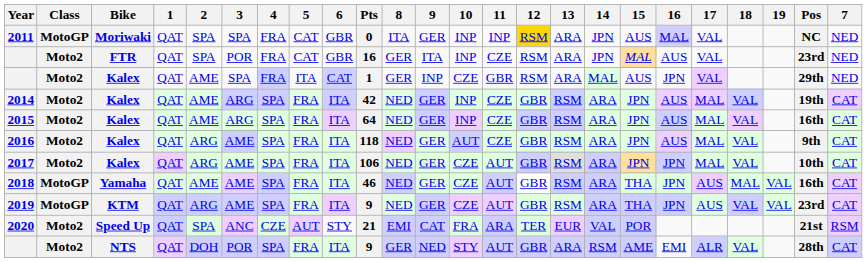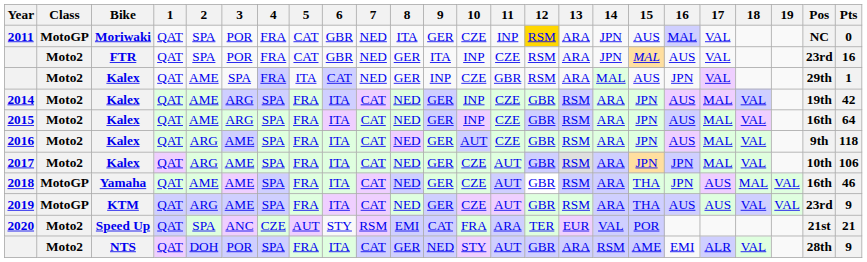columns swapped: (845, 15) <-> (369, 15)
(239, 36) SPA -> (239, 36) POR
(466, 36) INP -> (474, 36) CZE
(674, 204) JPN -> (682, 204) AUS
